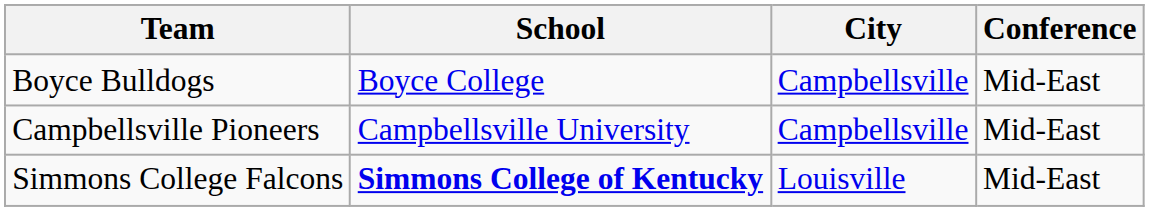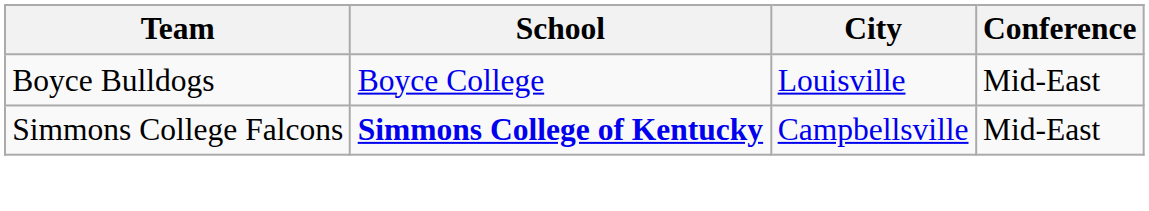(873, 79) Campbellsville -> (842, 79) Louisville
- row: (166, 129)
(842, 179) Louisville -> (873, 129) Campbellsville
